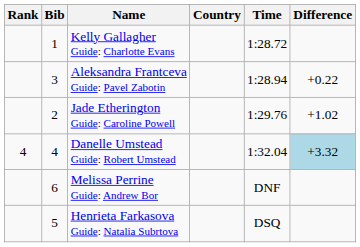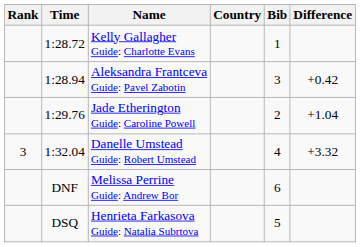columns swapped: (55, 15) <-> (267, 15)
(323, 79) +0.22 -> (323, 79) +0.42
(323, 115) +1.02 -> (323, 115) +1.04
(23, 151) 4 -> (23, 151) 3
(323, 151) lightblue background -> (323, 151) no background
